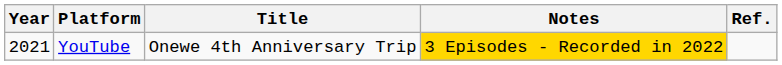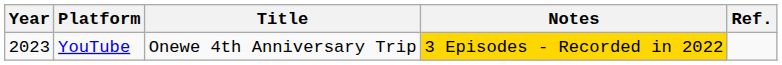(29, 47) 2021 -> (29, 47) 2023
